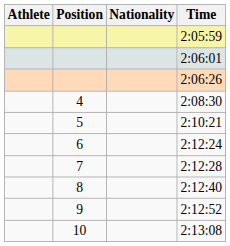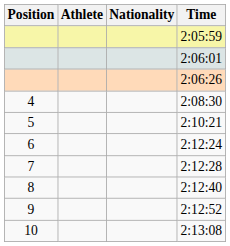columns swapped: (80, 15) <-> (29, 15)
